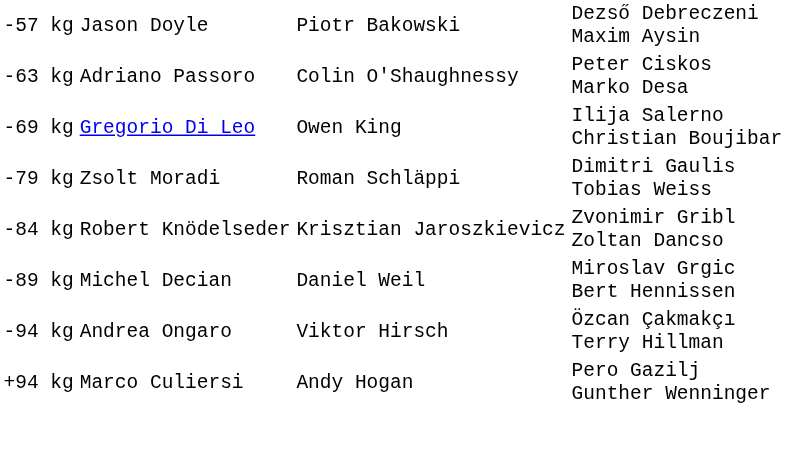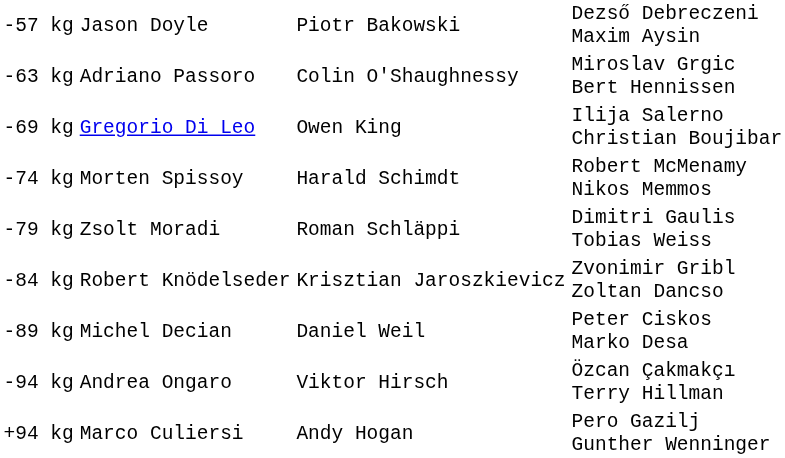(642, 76) Peter Ciskos Marko Desa -> (653, 76) Miroslav Grgic Bert Hennissen
+ row: (39, 178)
(653, 280) Miroslav Grgic Bert Hennissen -> (642, 331) Peter Ciskos Marko Desa
